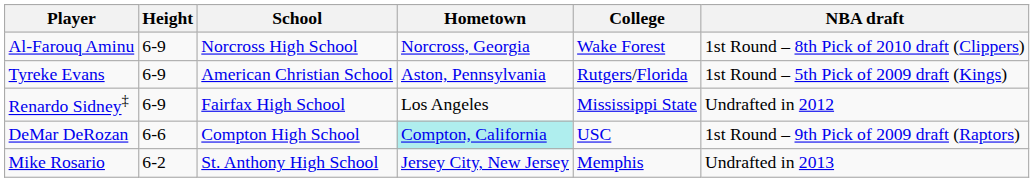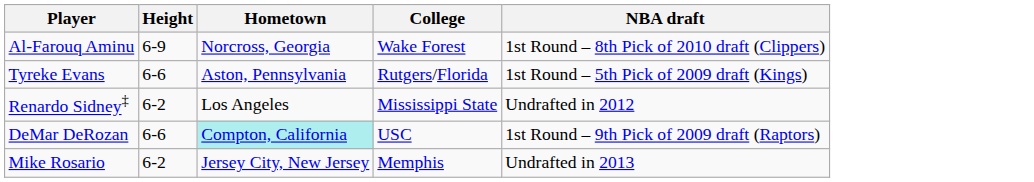- column: (297, 18)
(154, 74) 6-9 -> (154, 74) 6-6
(154, 104) 6-9 -> (154, 104) 6-2
